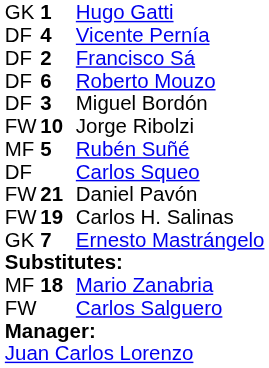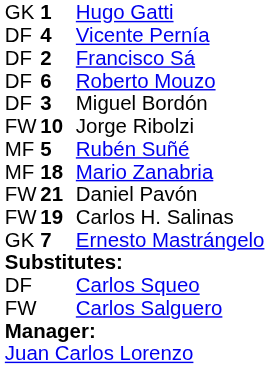rows swapped: (145, 285) <-> (138, 171)
